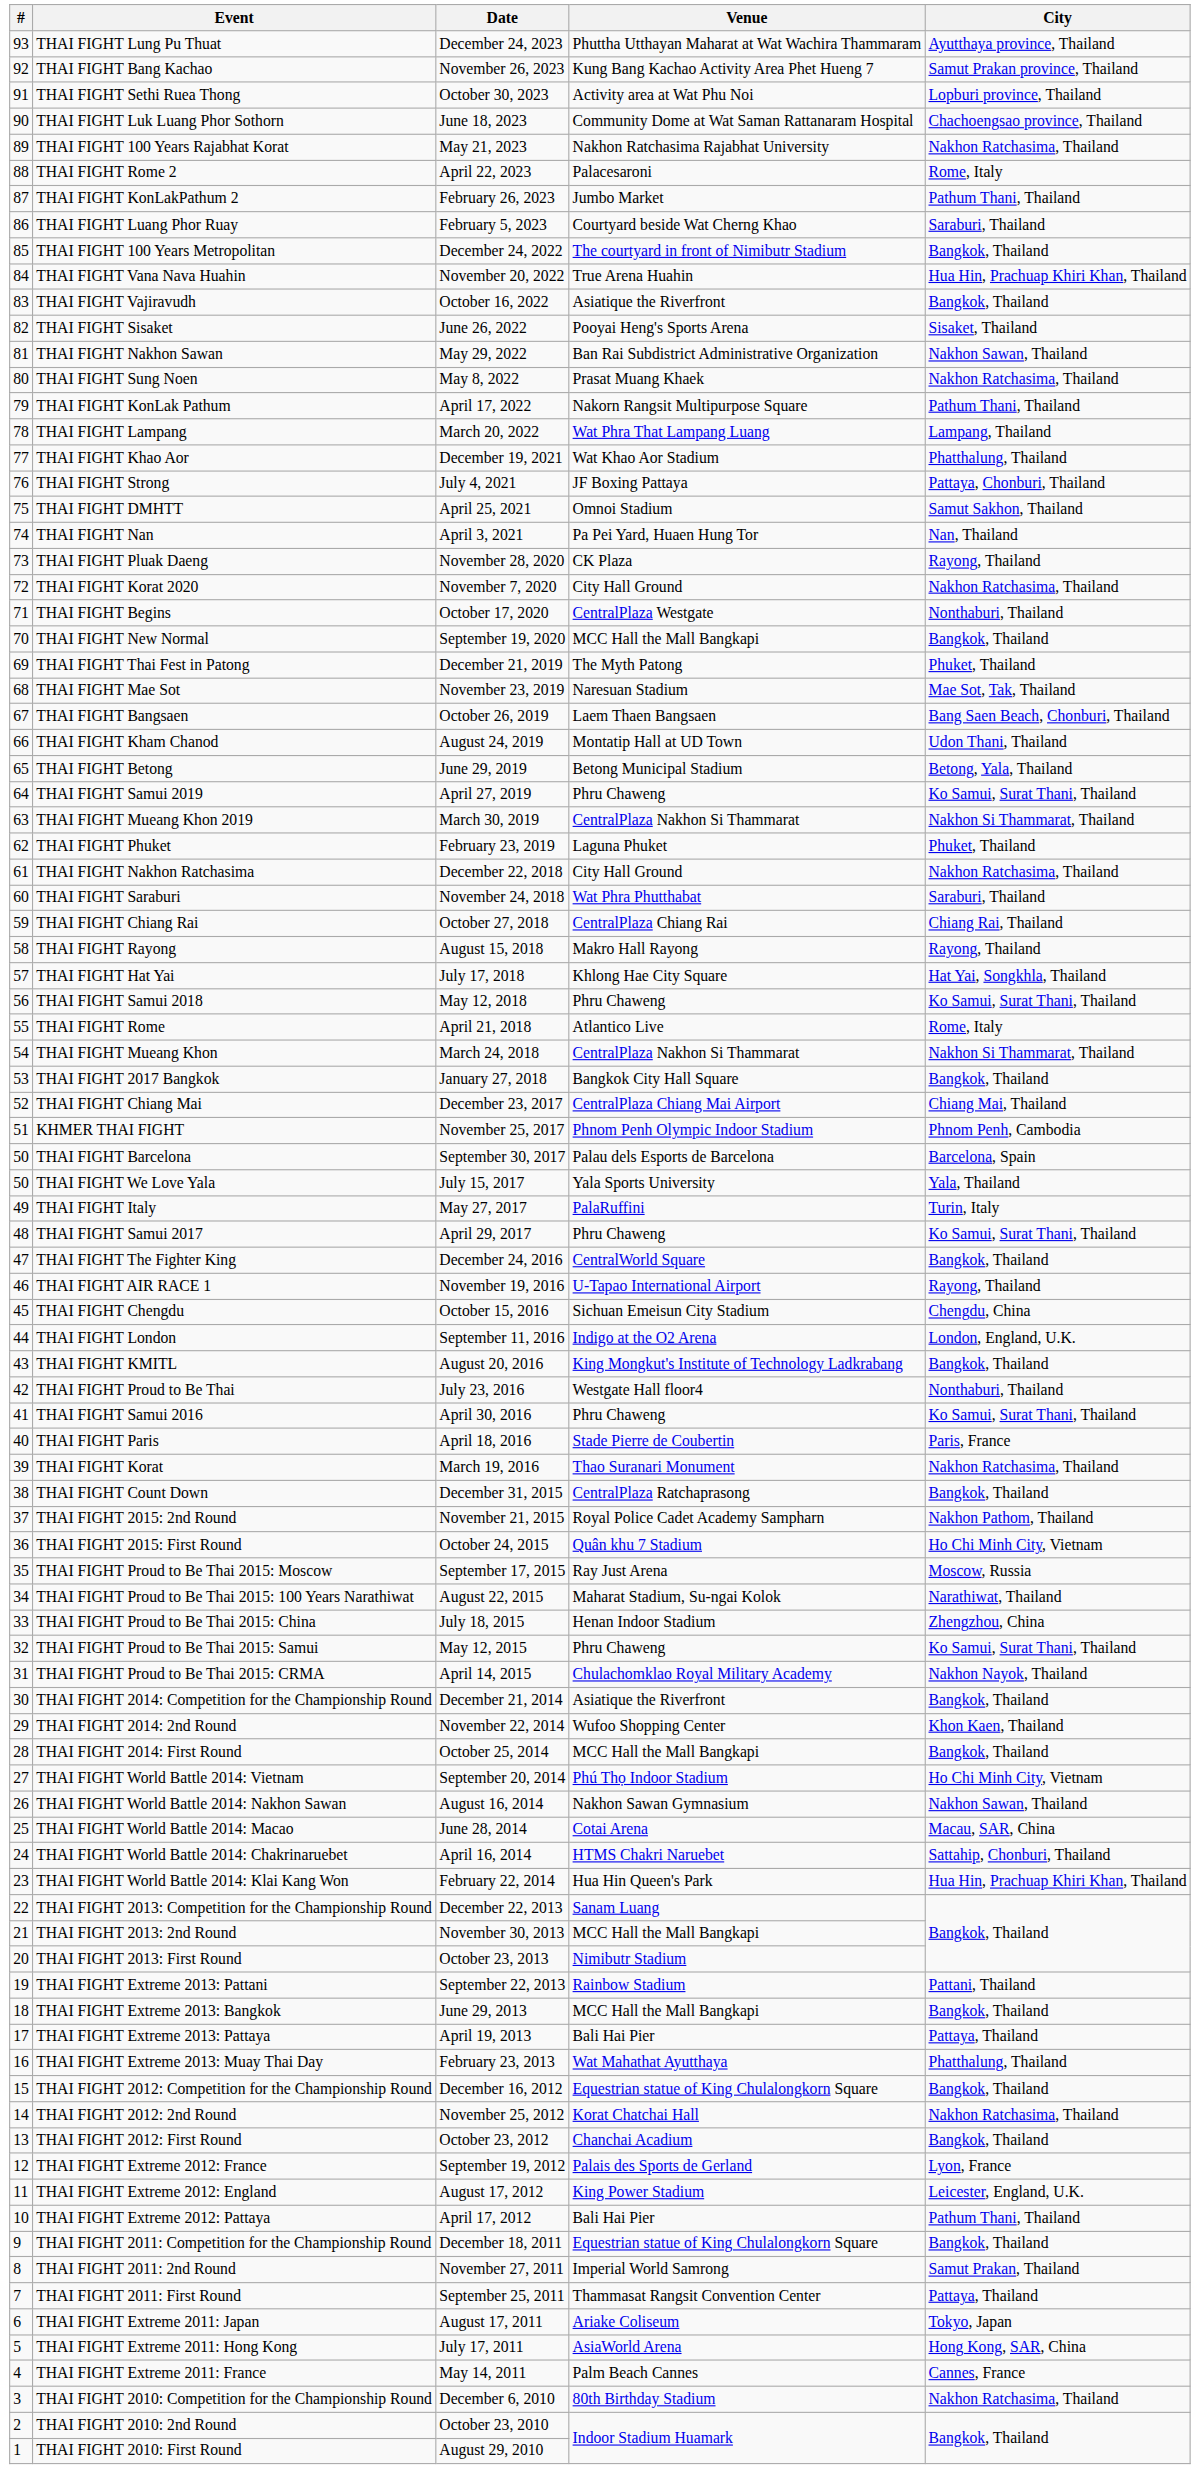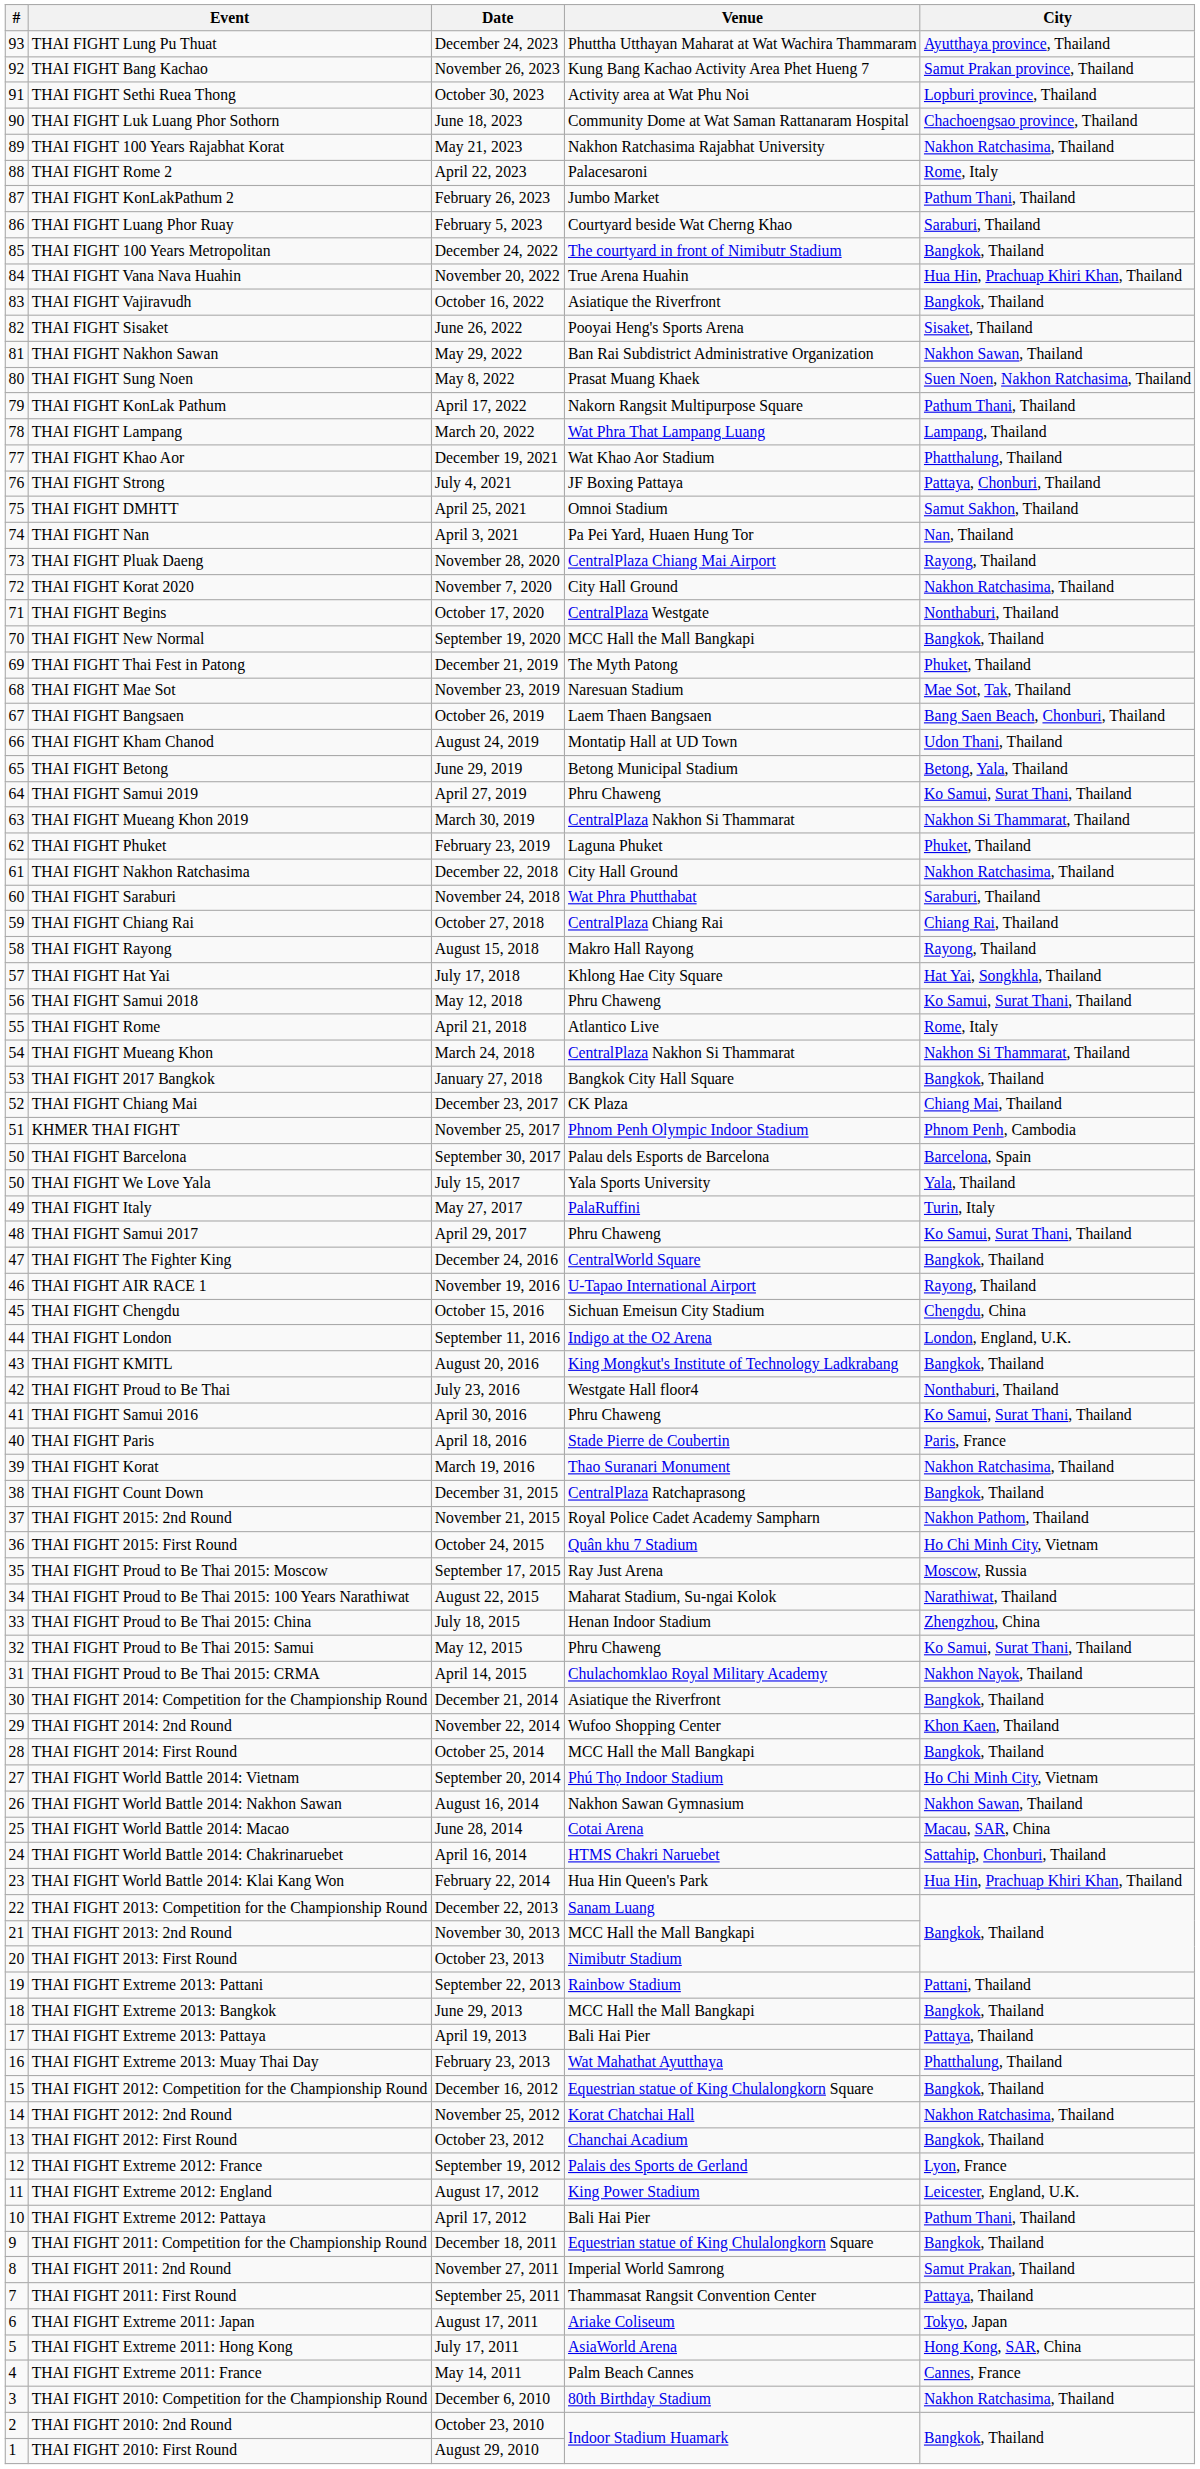(1024, 380) Nakhon Ratchasima, Thailand -> (1058, 380) Suen Noen, Nakhon Ratchasima, Thailand
(602, 561) CK Plaza -> (672, 561) CentralPlaza Chiang Mai Airport
(676, 1105) CentralPlaza Chiang Mai Airport -> (598, 1105) CK Plaza
